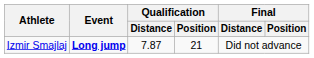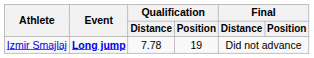(151, 45) 7.87 -> (151, 45) 7.78
(196, 45) 21 -> (196, 45) 19
